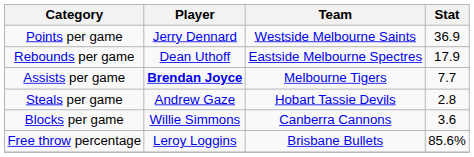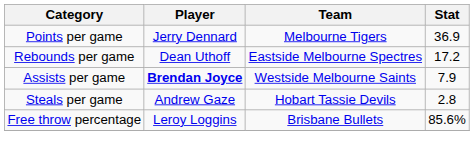(335, 36) Westside Melbourne Saints -> (335, 36) Melbourne Tigers
(447, 57) 17.9 -> (447, 57) 17.2
(335, 78) Melbourne Tigers -> (335, 78) Westside Melbourne Saints
(447, 78) 7.7 -> (447, 78) 7.9
- row: (74, 120)
